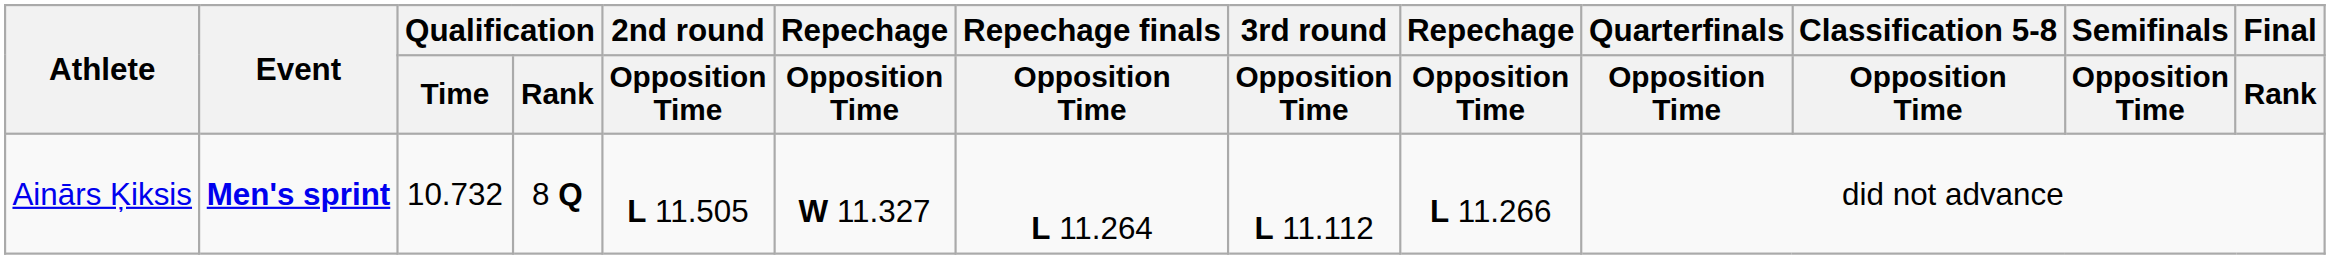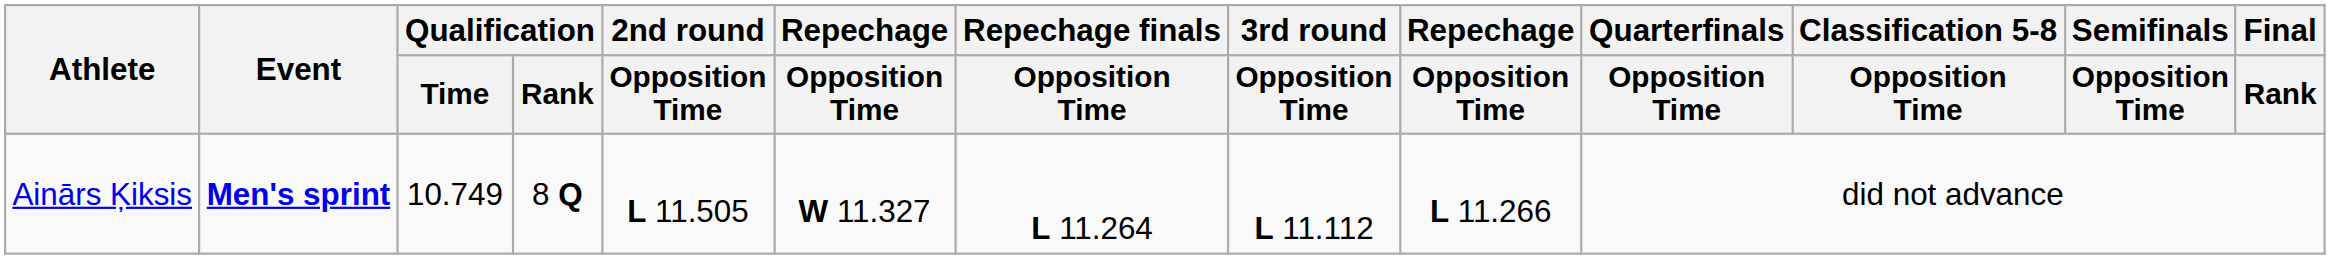(455, 194) 10.732 -> (455, 194) 10.749
